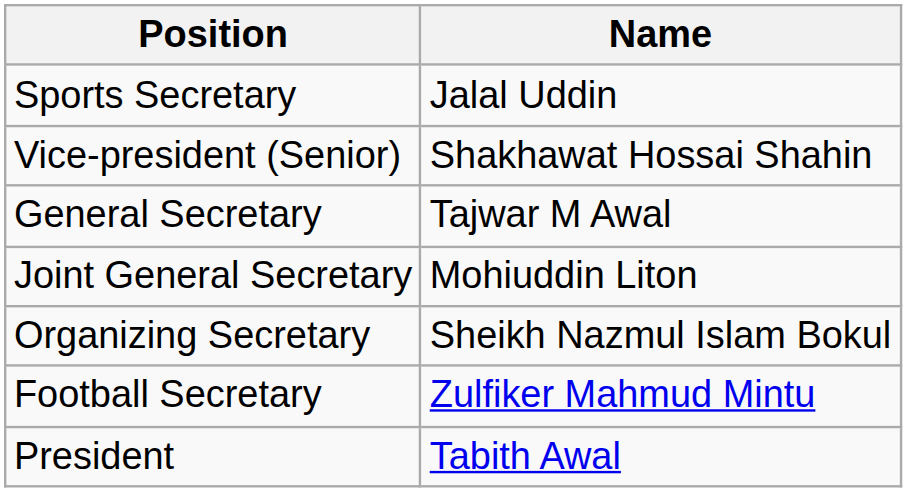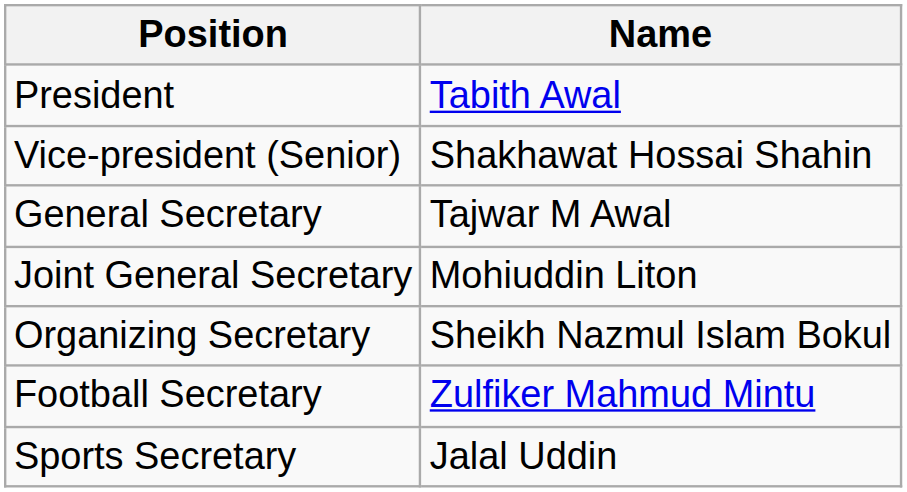rows swapped: (94, 455) <-> (155, 94)
